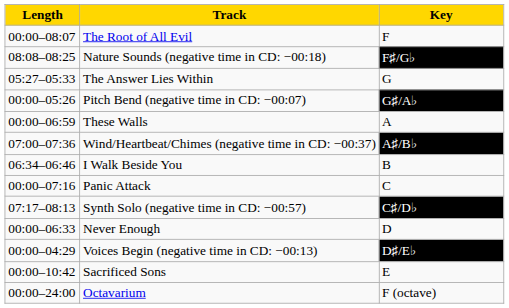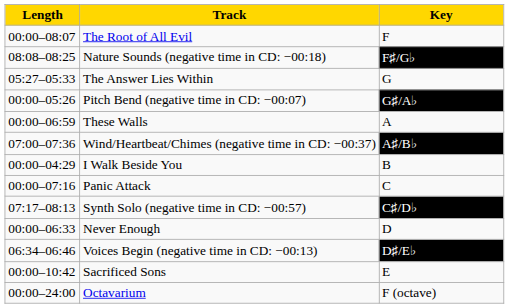(42, 164) 06:34–06:46 -> (42, 164) 00:00–04:29
(42, 250) 00:00–04:29 -> (42, 250) 06:34–06:46
